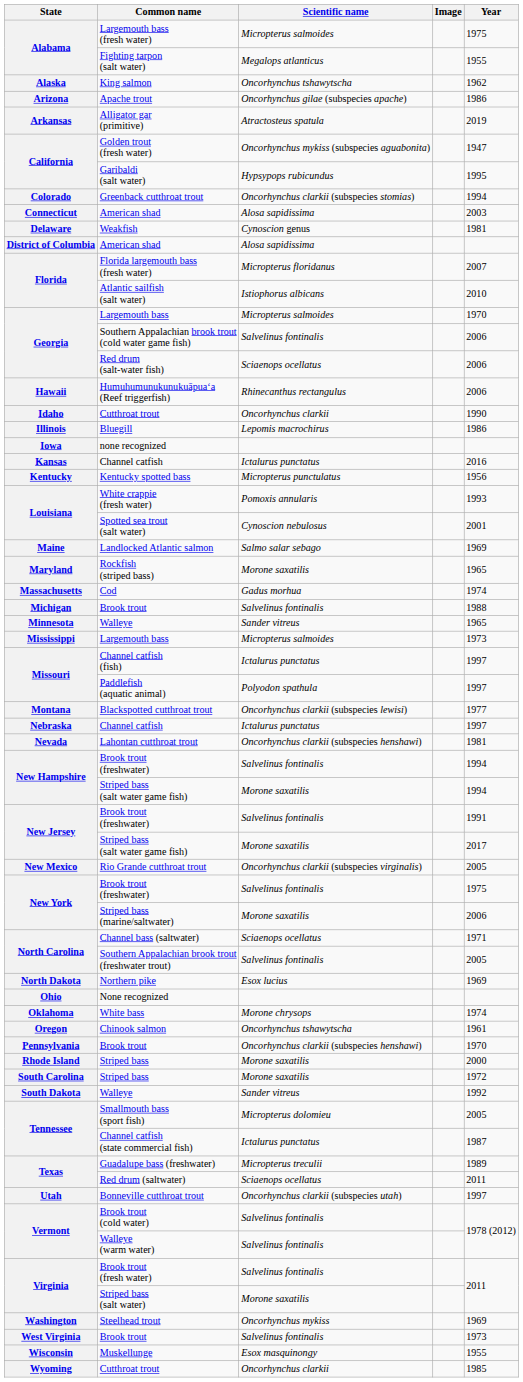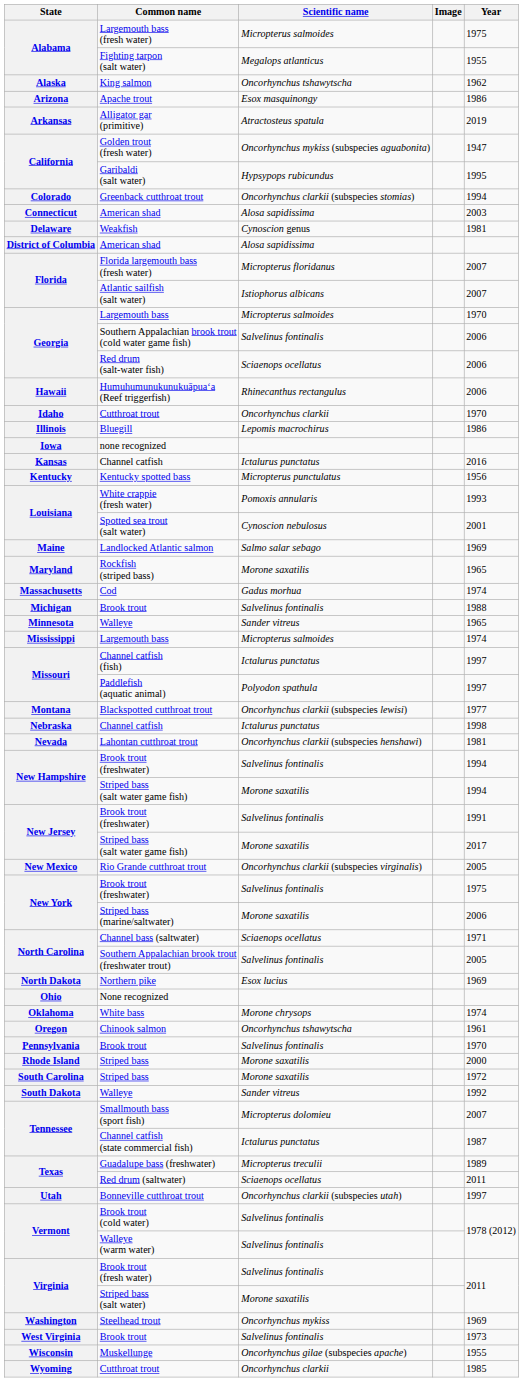(324, 99) Oncorhynchus gilae (subspecies apache) -> (279, 99) Esox masquinongy
(476, 294) 2010 -> (476, 294) 2007
(476, 413) 1990 -> (476, 413) 1970
(476, 639) 1973 -> (476, 639) 1974
(476, 726) 1997 -> (476, 726) 1998
(332, 1045) Oncorhynchus clarkii (subspecies henshawi) -> (282, 1045) Salvelinus fontinalis
(476, 1114) 2005 -> (476, 1114) 2007
(279, 1353) Esox masquinongy -> (324, 1353) Oncorhynchus gilae (subspecies apache)
